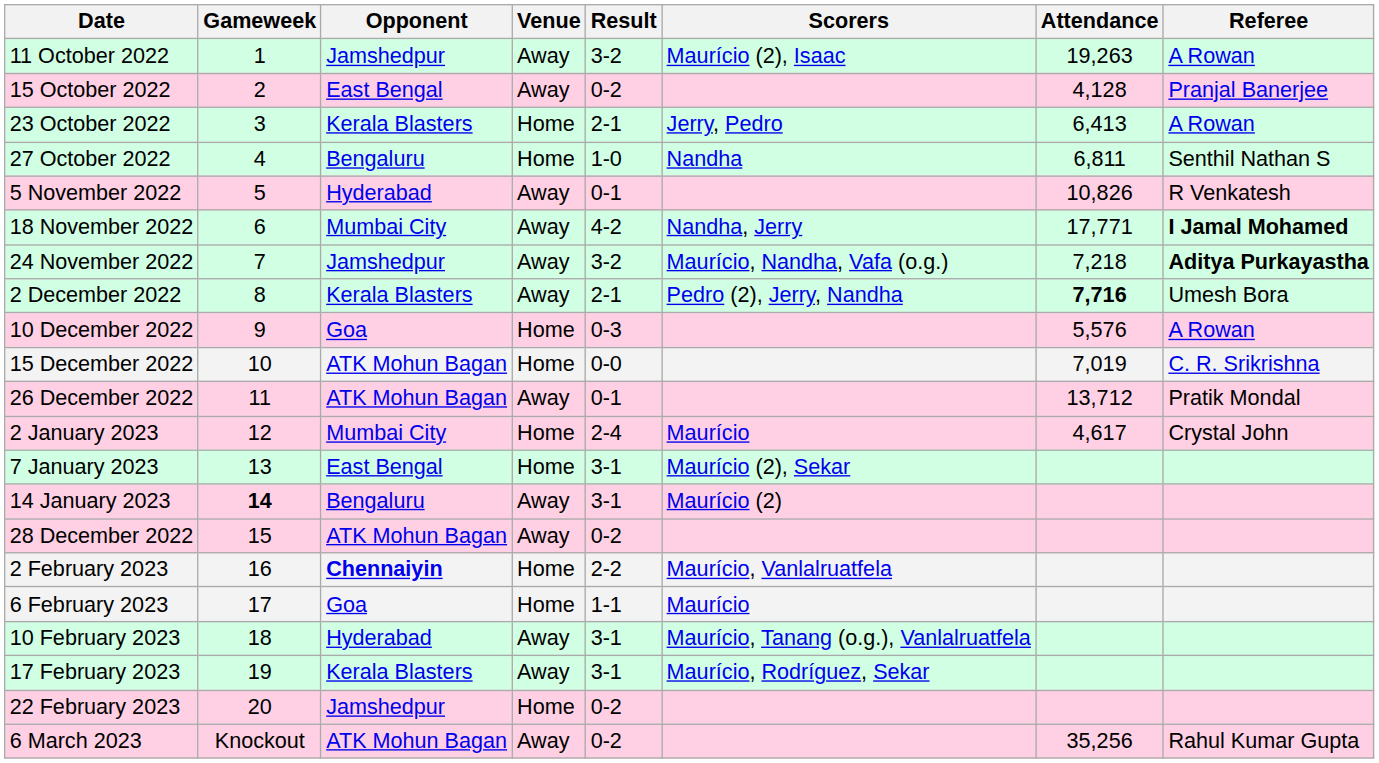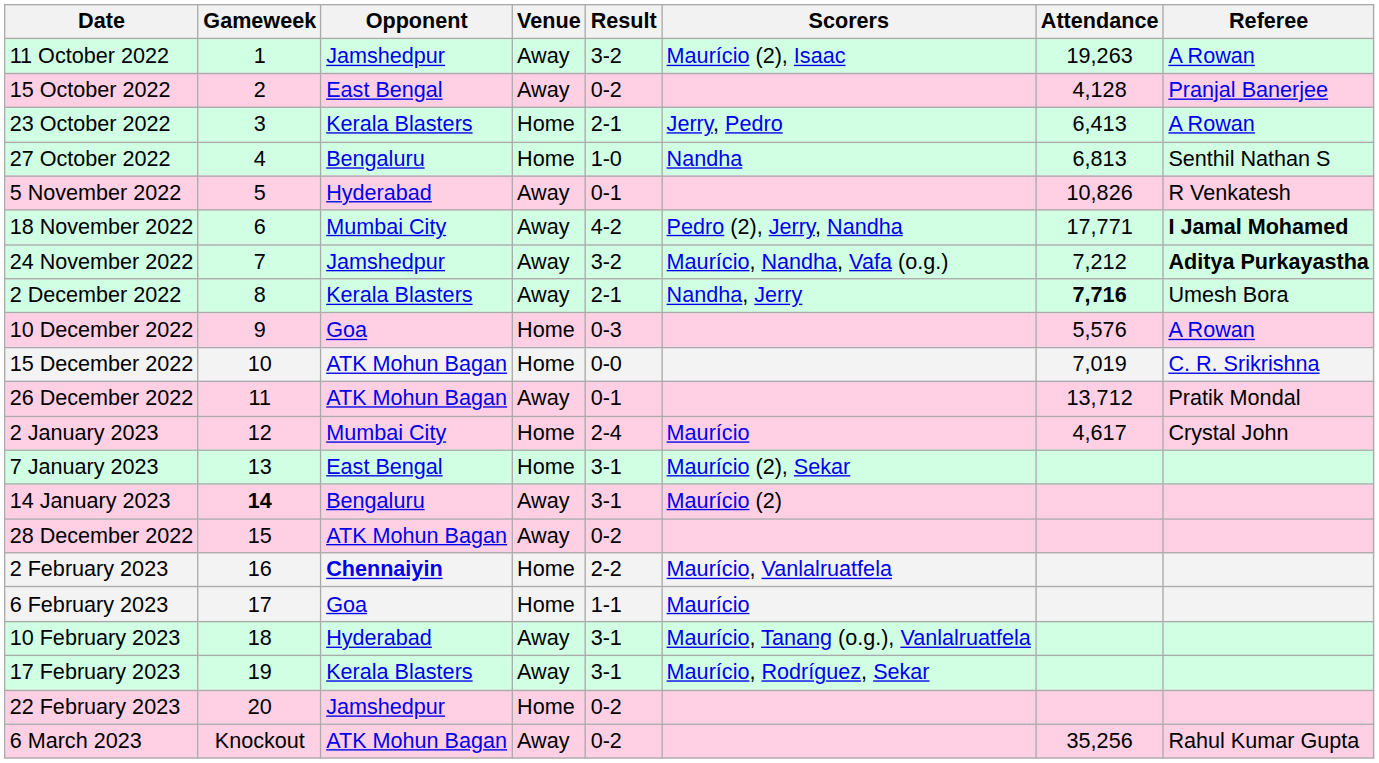(1100, 158) 6,811 -> (1100, 158) 6,813
(734, 227) Nandha, Jerry -> (785, 227) Pedro (2), Jerry, Nandha
(1100, 261) 7,218 -> (1100, 261) 7,212
(785, 295) Pedro (2), Jerry, Nandha -> (734, 295) Nandha, Jerry
